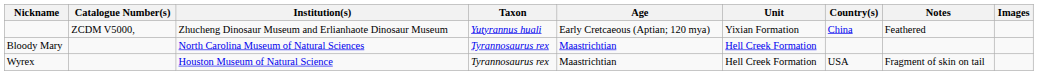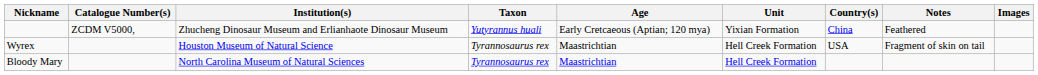rows swapped: (35, 45) <-> (21, 62)
